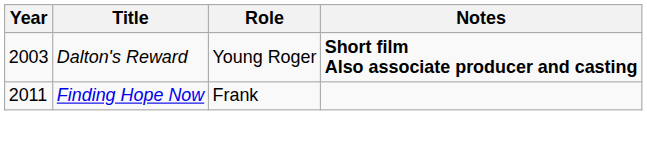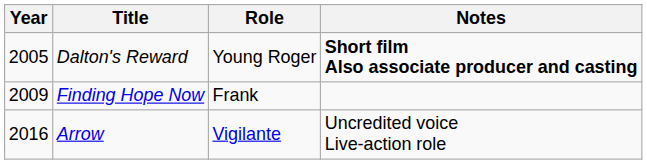(29, 57) 2003 -> (29, 57) 2005
(28, 95) 2011 -> (29, 95) 2009
+ row: (80, 134)
